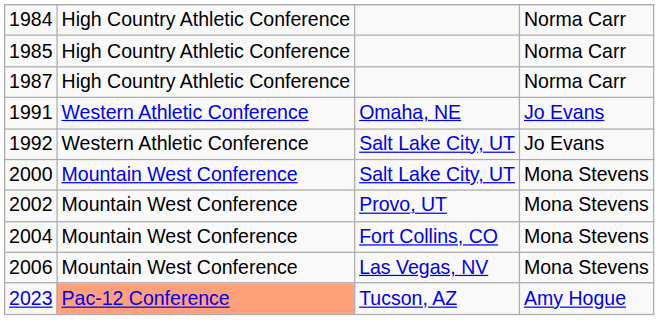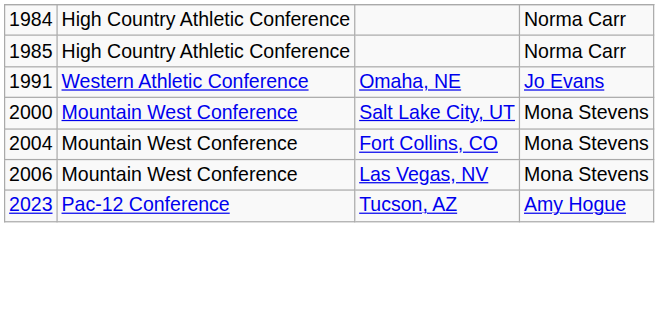- row: (31, 81)
- row: (31, 143)
- row: (31, 205)
(146, 298) lightsalmon background -> (146, 205) no background
